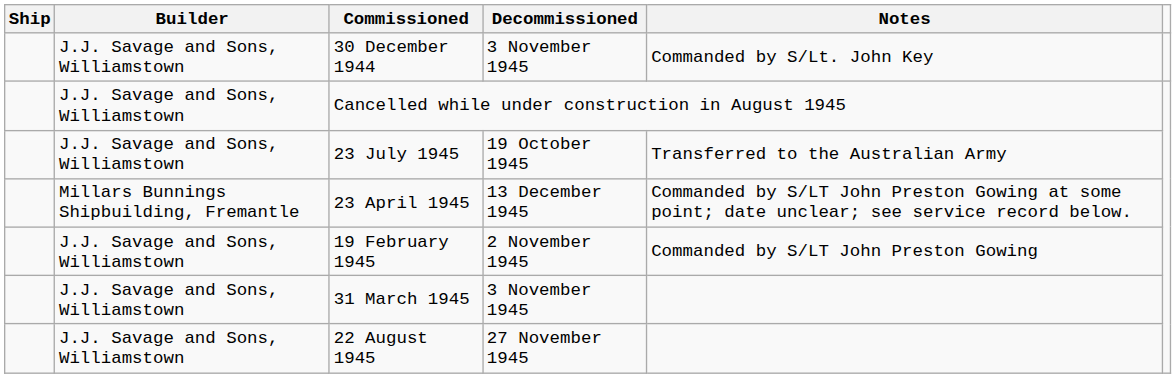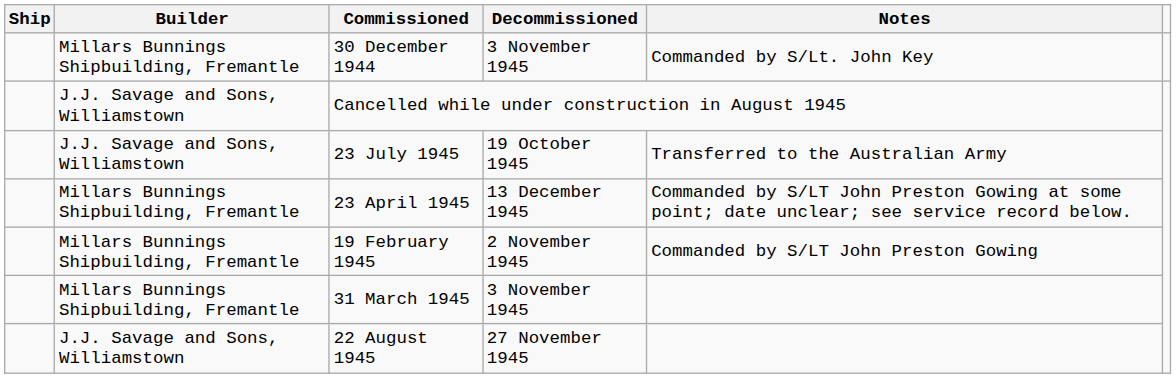(169, 57) J.J. Savage and Sons, Williamstown -> (179, 57) Millars Bunnings Shipbuilding, Fremantle
(169, 251) J.J. Savage and Sons, Williamstown -> (179, 251) Millars Bunnings Shipbuilding, Fremantle
(169, 300) J.J. Savage and Sons, Williamstown -> (179, 300) Millars Bunnings Shipbuilding, Fremantle
